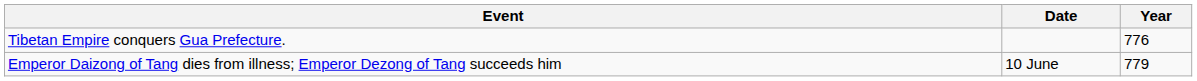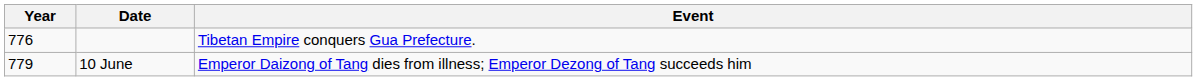columns swapped: (1156, 16) <-> (503, 16)
